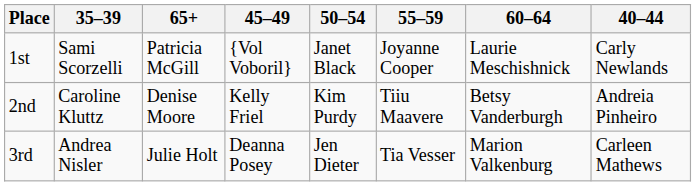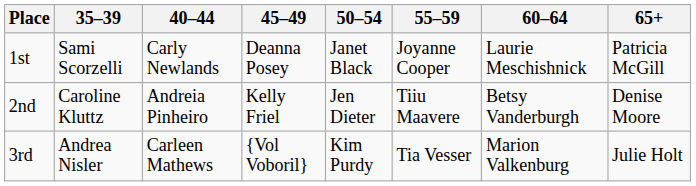columns swapped: (641, 18) <-> (184, 18)
(261, 57) {Vol Voboril} -> (273, 57) Deanna Posey
(335, 106) Kim Purdy -> (353, 106) Jen Dieter
(257, 155) Deanna Posey -> (277, 155) {Vol Voboril}
(336, 155) Jen Dieter -> (352, 155) Kim Purdy
